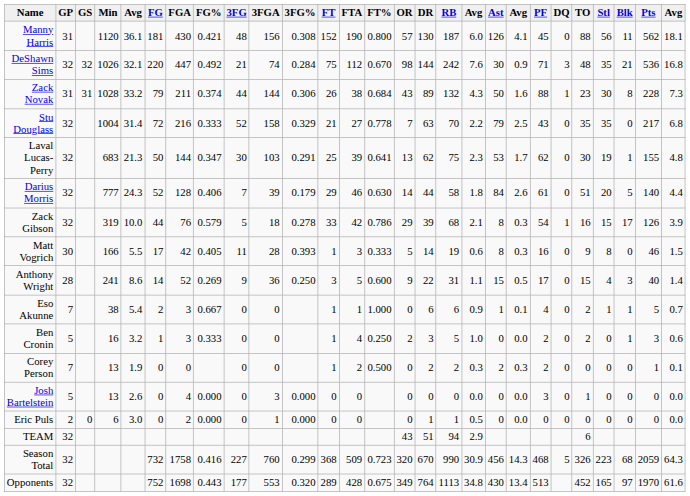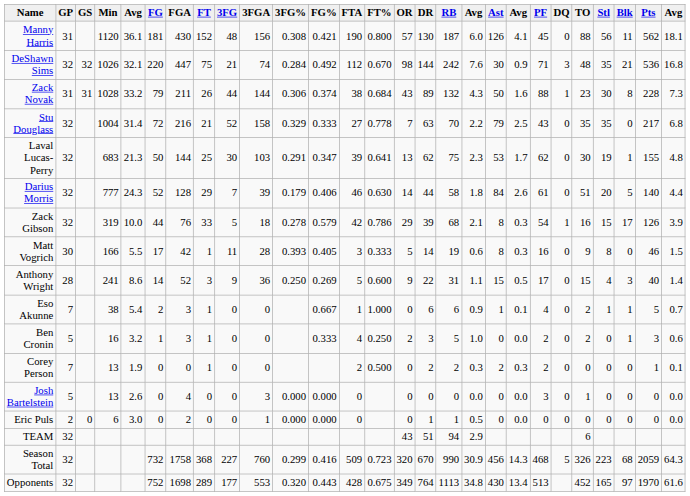columns swapped: (209, 13) <-> (329, 13)
